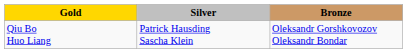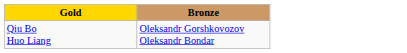- column: (203, 12)
